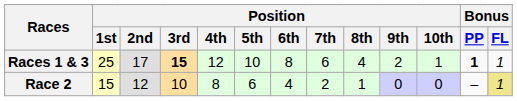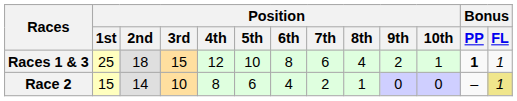(140, 61) 17 -> (140, 61) 18
(179, 61) bold -> (179, 61) normal
(140, 84) 12 -> (140, 84) 14
